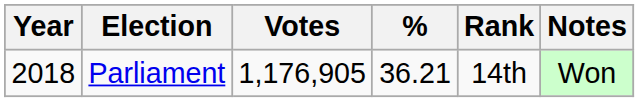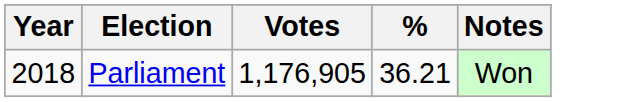- column: (499, 27)
